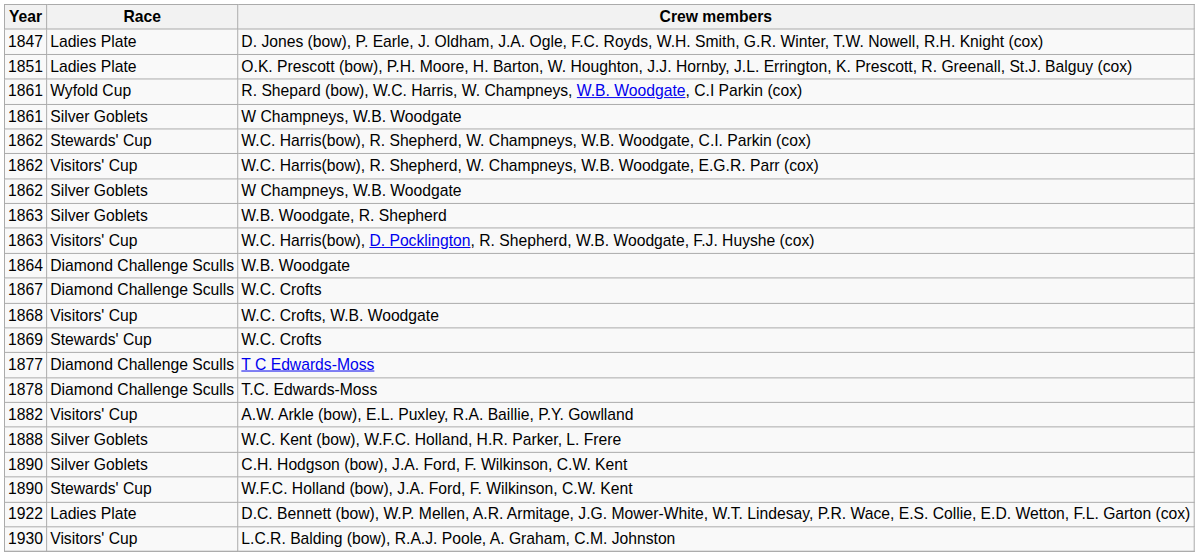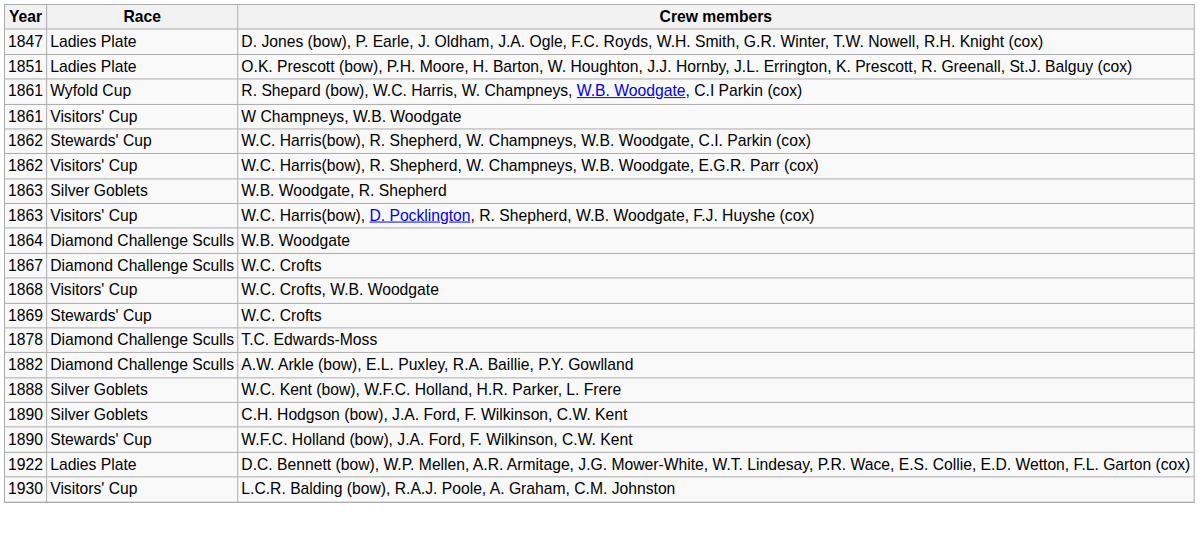(99, 116) Silver Goblets -> (94, 116) Visitors' Cup
- row: (26, 191)
- row: (26, 365)
(94, 414) Visitors' Cup -> (142, 365) Diamond Challenge Sculls
